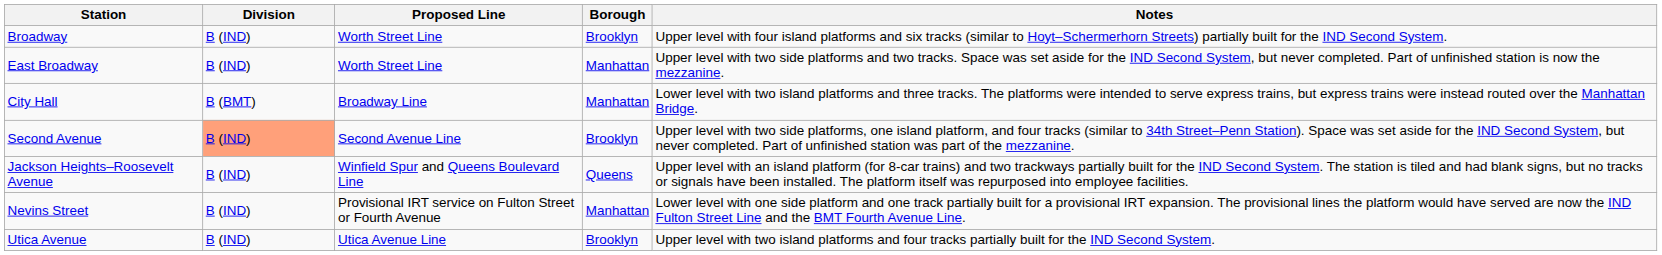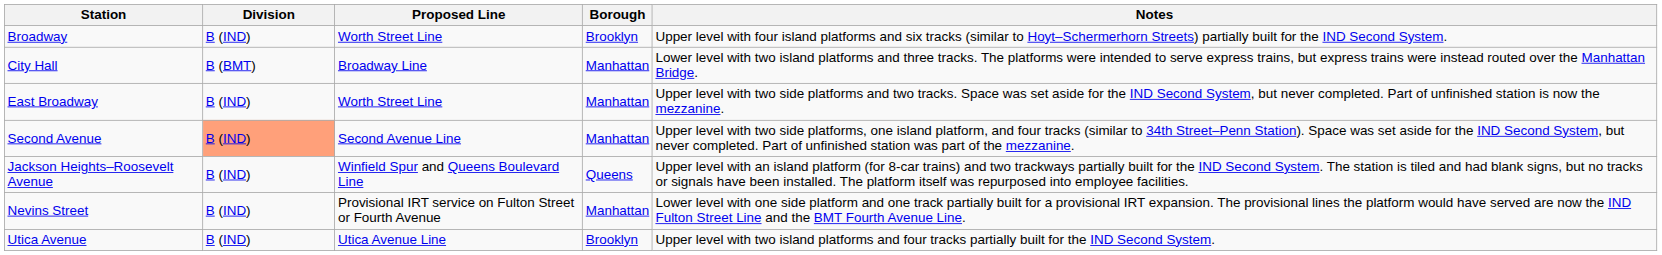rows swapped: (33, 101) <-> (53, 65)
(612, 138) Brooklyn -> (617, 138) Manhattan
